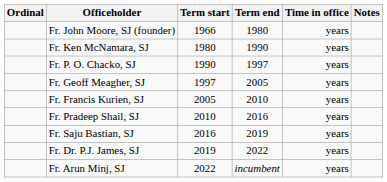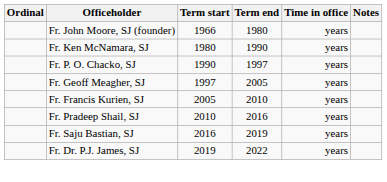- row: (87, 168)
